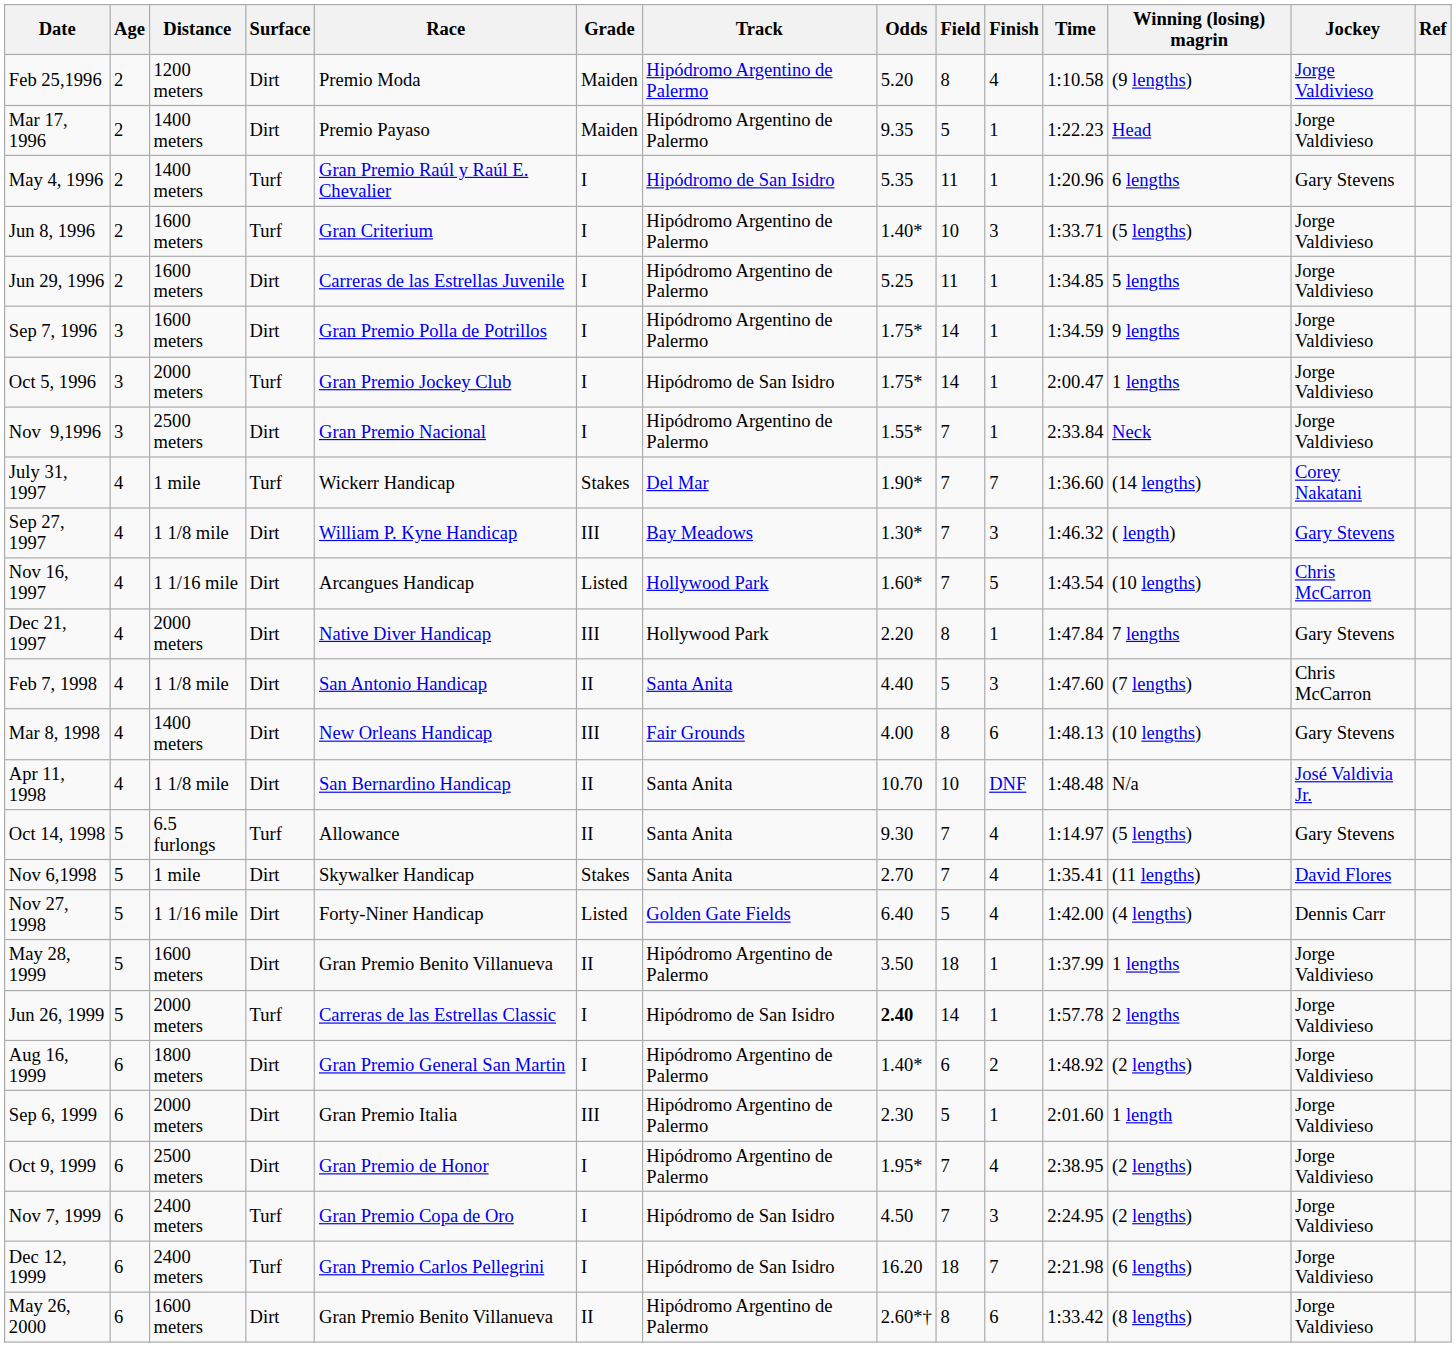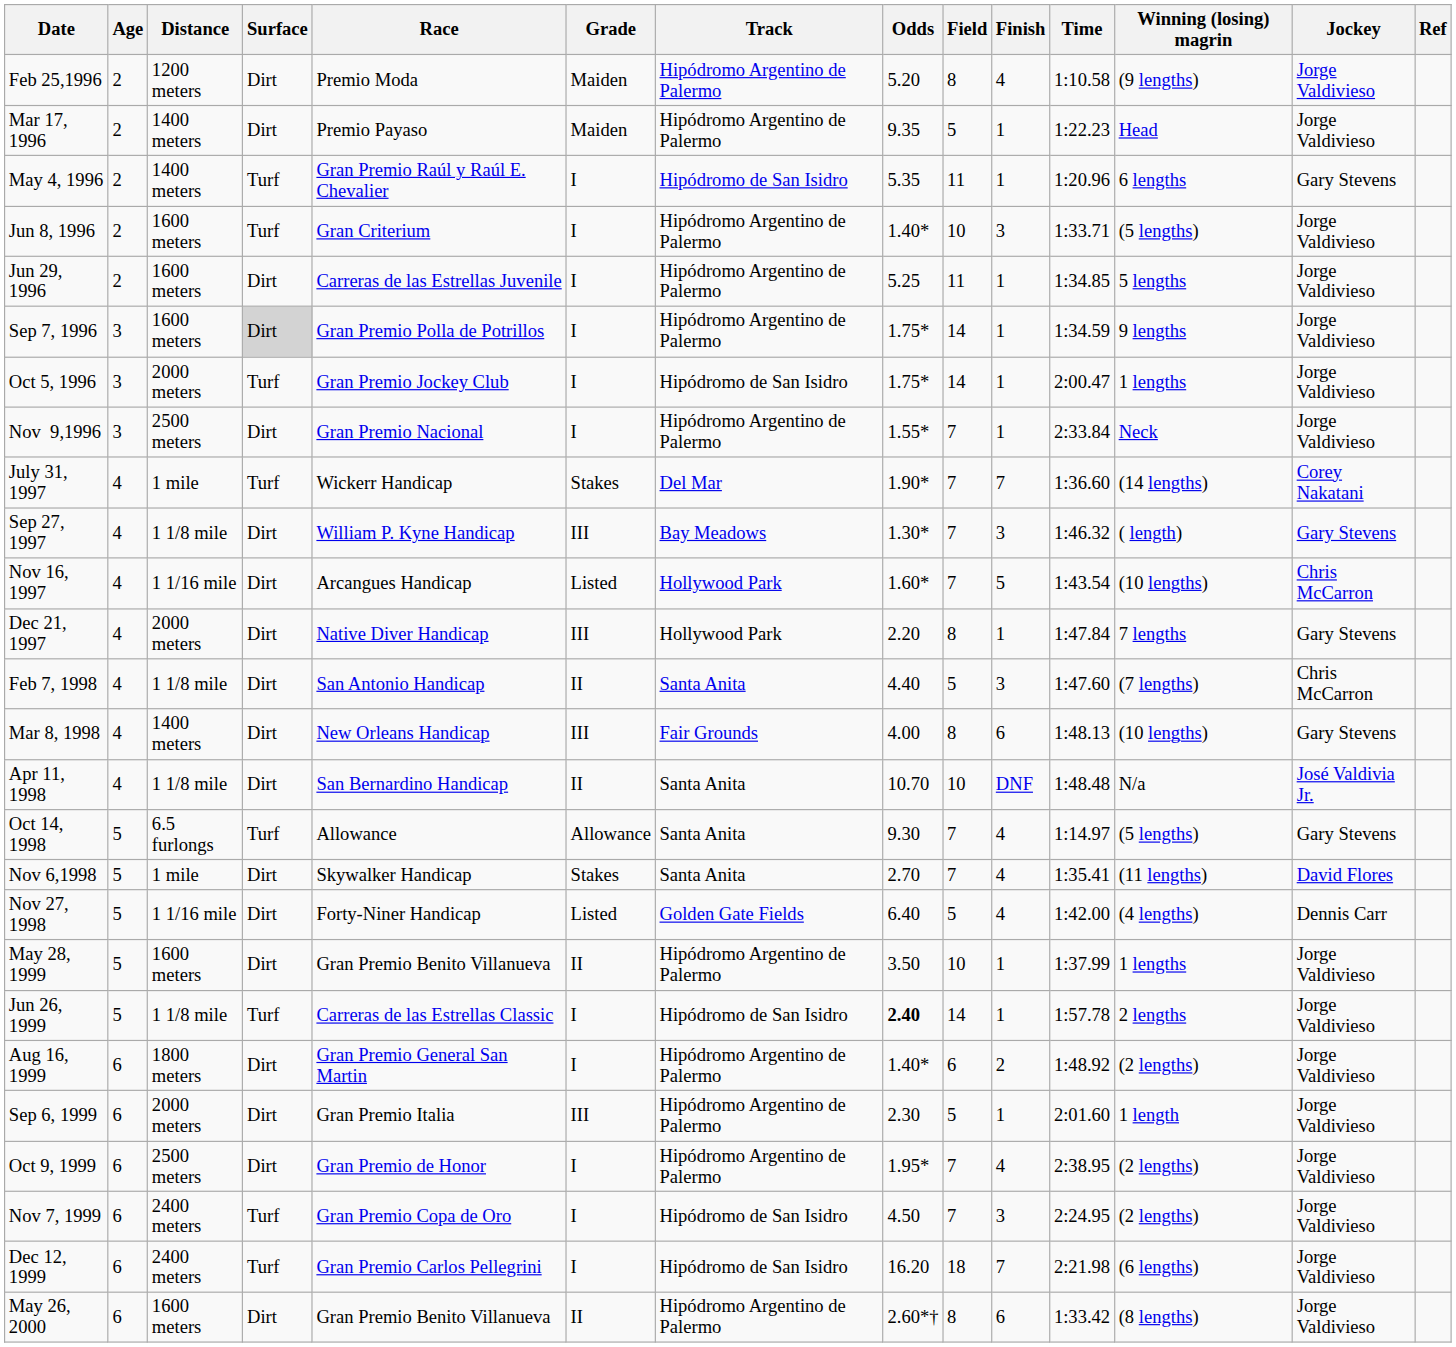(265, 331) no background -> (262, 331) lightgrey background
(587, 834) II -> (611, 834) Allowance
(950, 964) 18 -> (956, 964) 10
(178, 1015) 2000 meters -> (190, 1015) 1 1/8 mile
